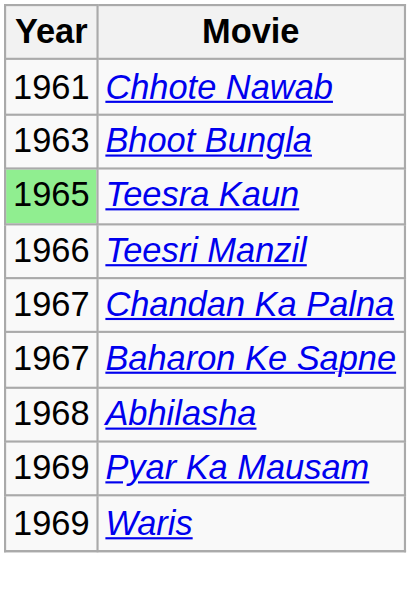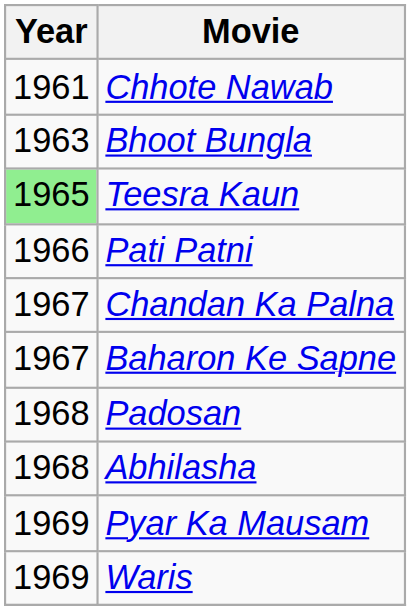+ row: (179, 250)
- row: (206, 250)
+ row: (173, 413)
